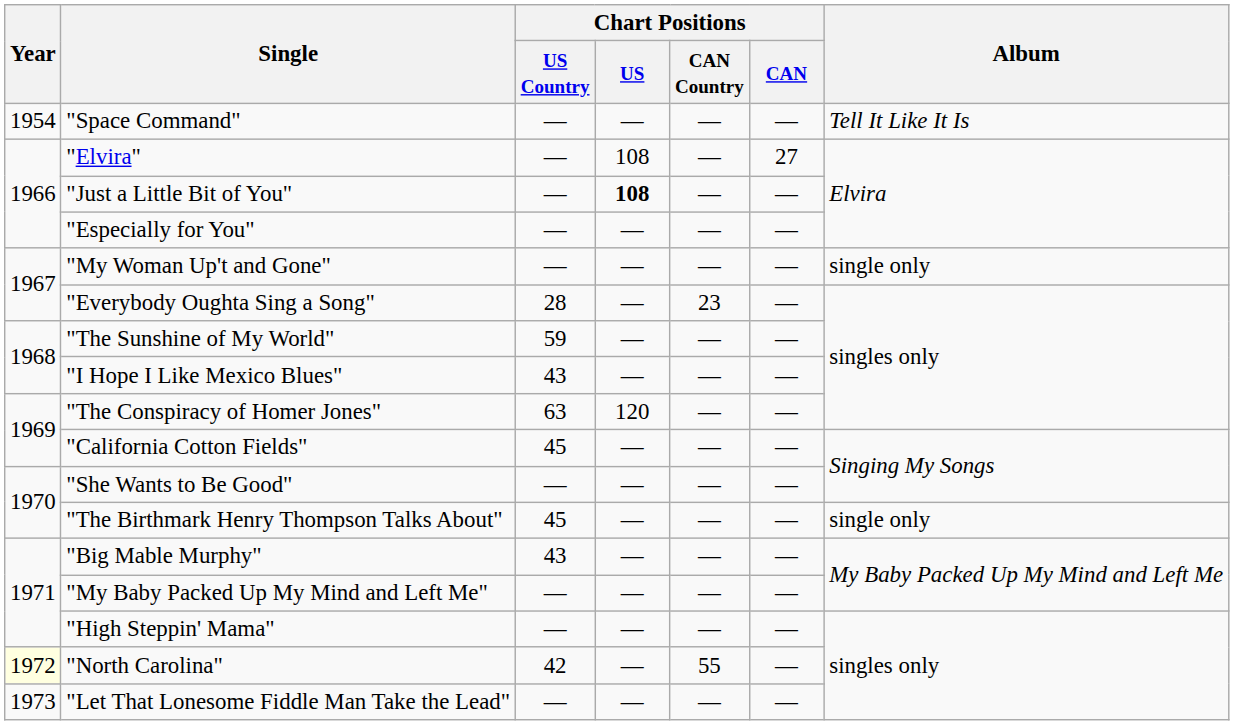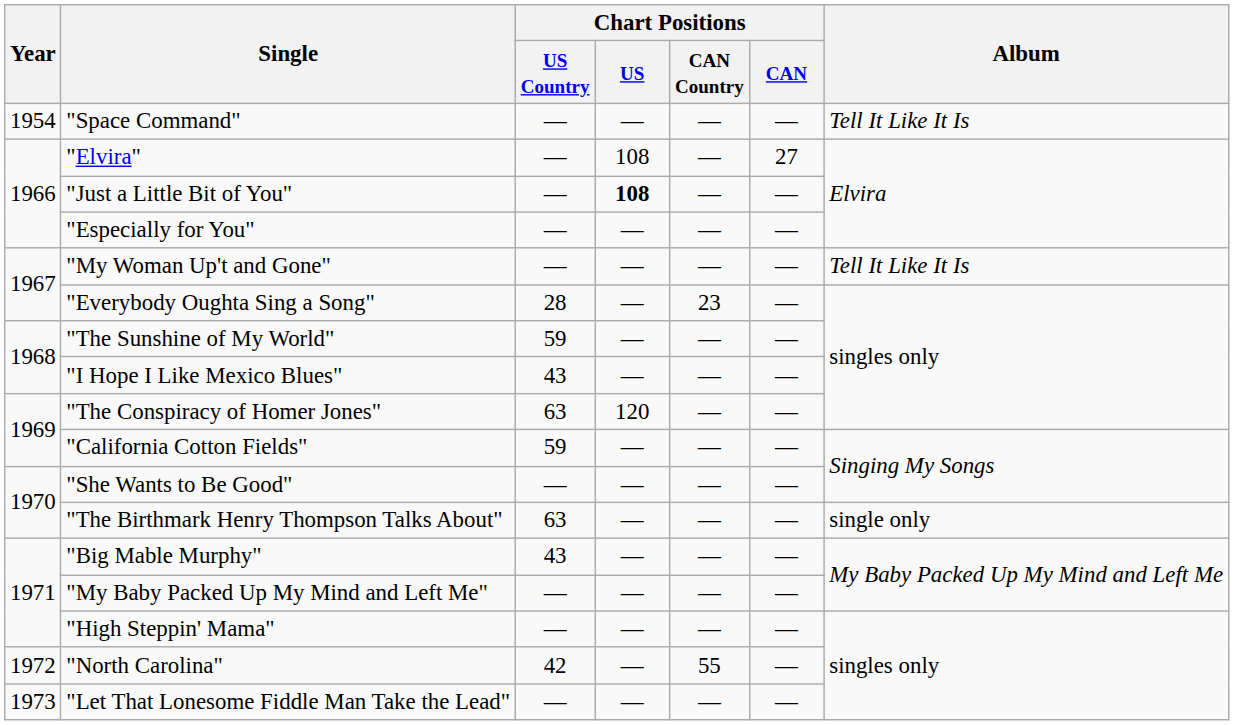(880, 266) single only -> (899, 266) Tell It Like It Is
(555, 447) 45 -> (555, 447) 59
(555, 520) 45 -> (555, 520) 63
(33, 665) lightyellow background -> (33, 665) no background
